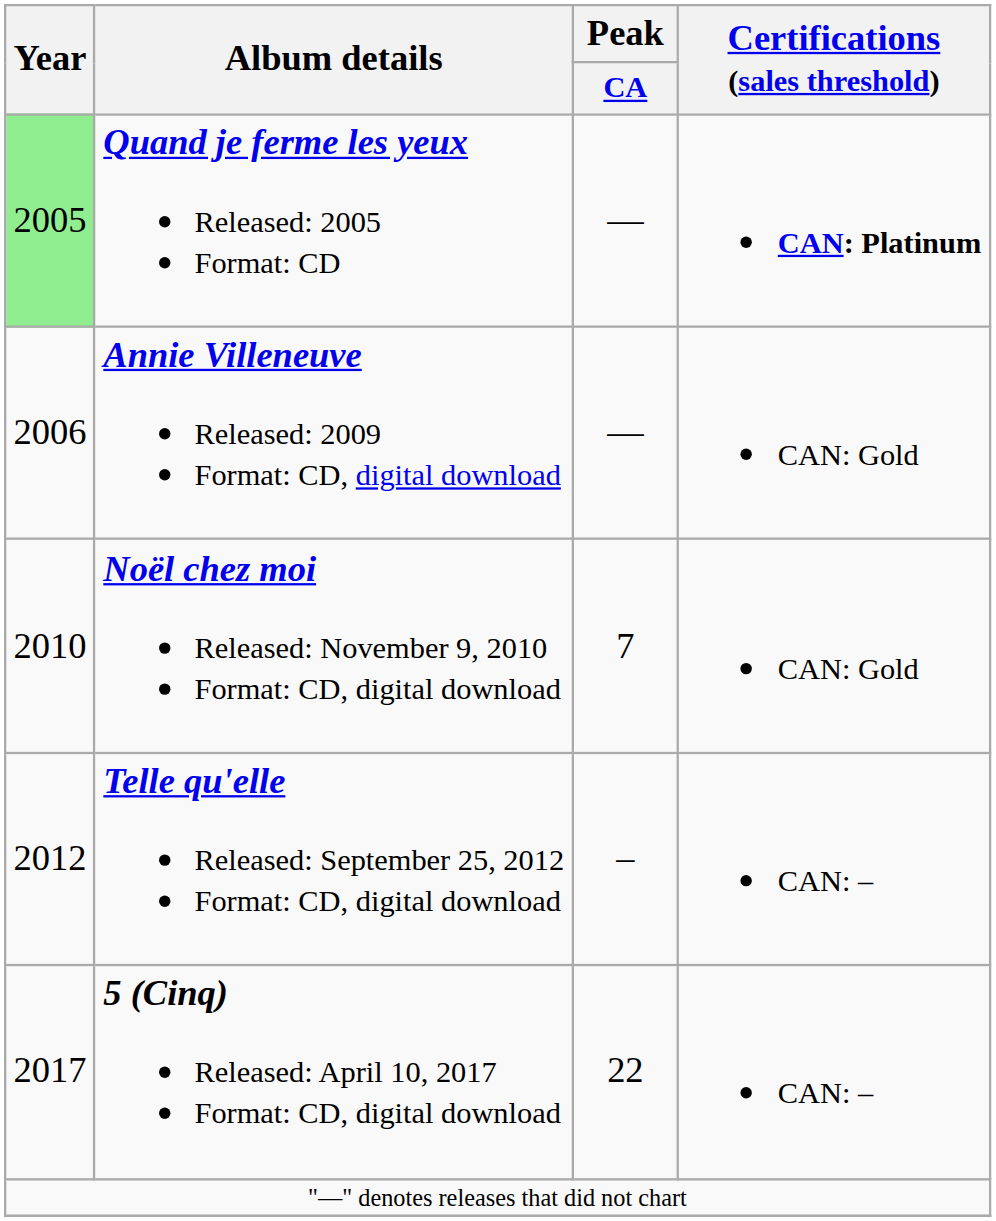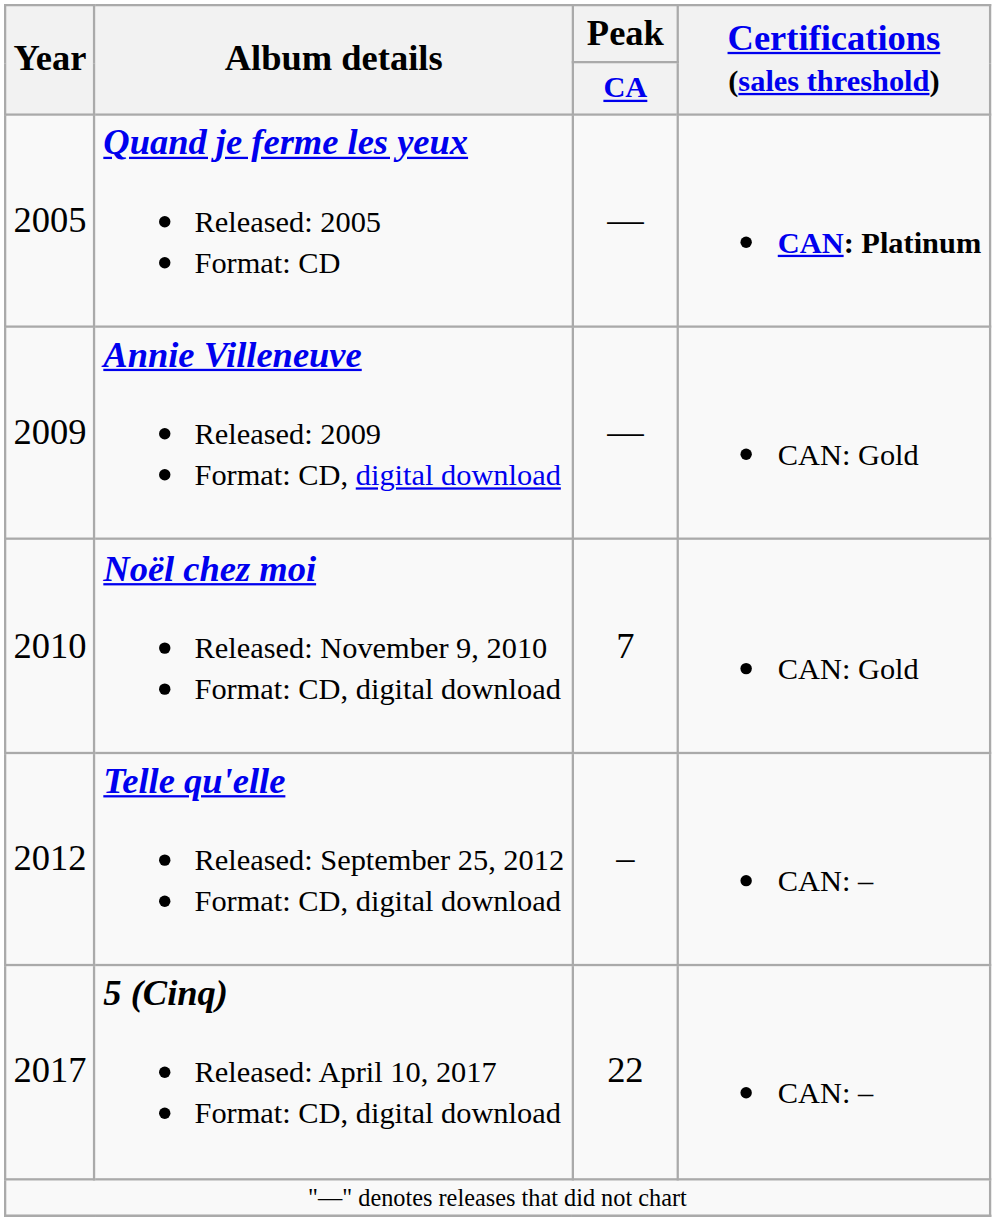(50, 219) lightgreen background -> (50, 219) no background
(50, 432) 2006 -> (50, 432) 2009
